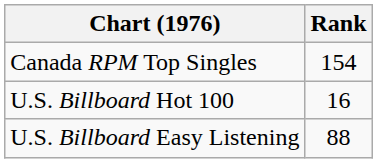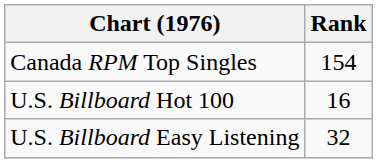(338, 137) 88 -> (338, 137) 32
